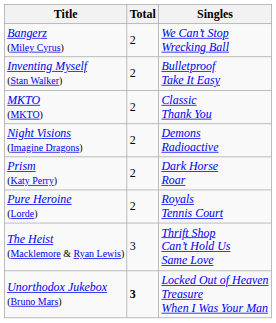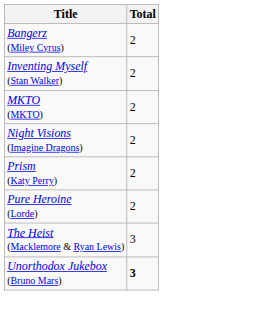- column: (215, 13)
